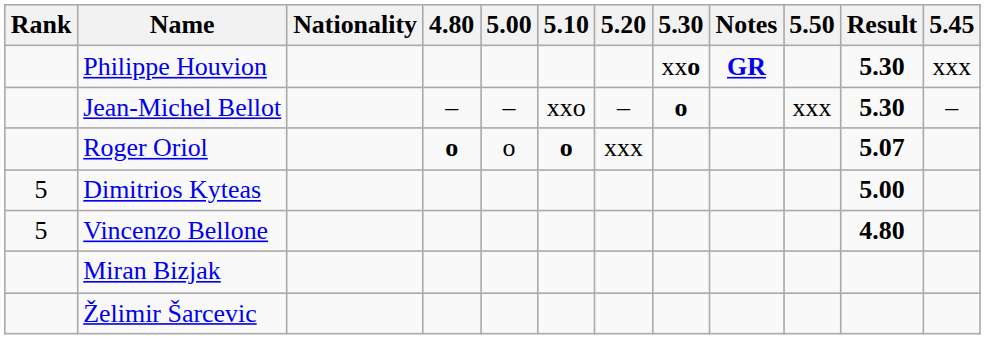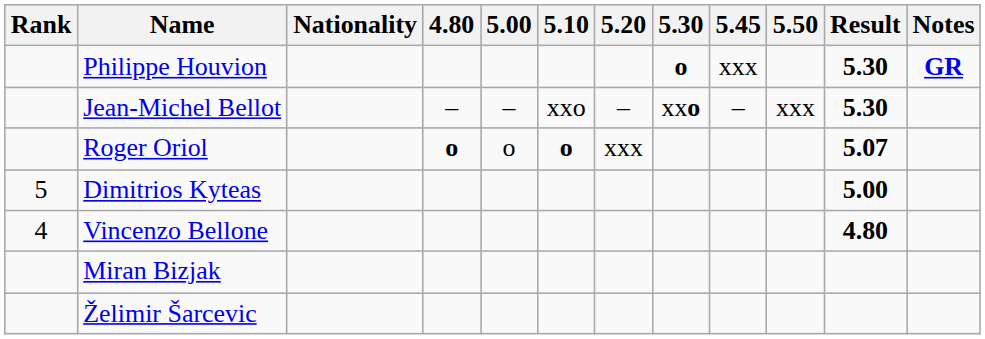columns swapped: (952, 25) <-> (746, 25)
(681, 66) xxo -> (681, 66) o
(681, 107) o -> (681, 107) xxo
(41, 230) 5 -> (41, 230) 4
